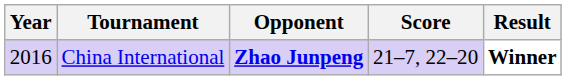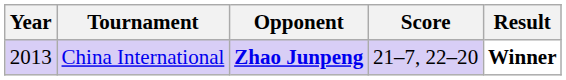(31, 56) 2016 -> (31, 56) 2013
